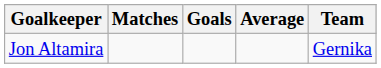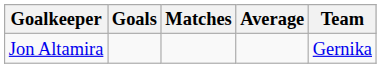columns swapped: (209, 19) <-> (145, 19)
